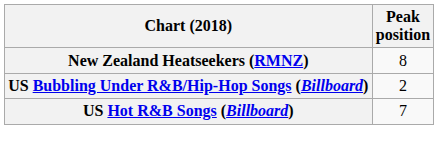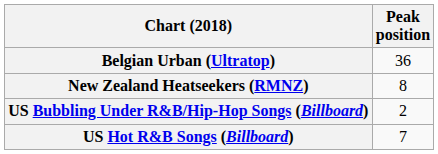+ row: (188, 60)
